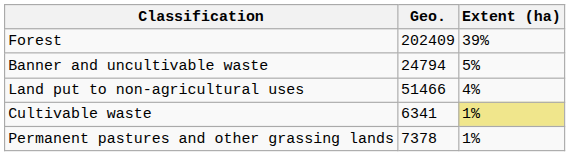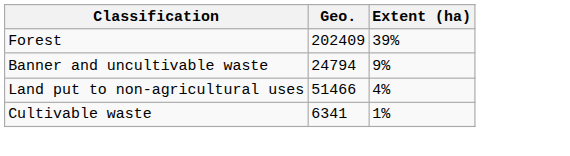(471, 65) 5% -> (381, 65) 9%
(471, 114) khaki background -> (381, 114) no background
- row: (201, 139)
